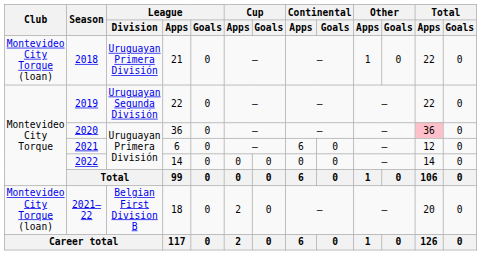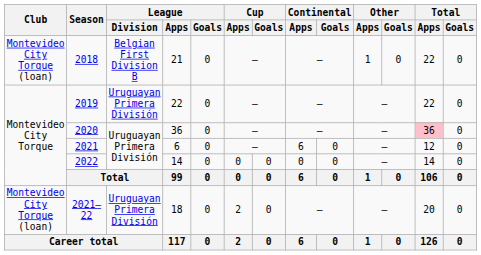(135, 60) Uruguayan Primera División -> (135, 60) Belgian First Division B
(135, 104) Uruguayan Segunda División -> (135, 104) Uruguayan Primera División
(135, 210) Belgian First Division B -> (135, 210) Uruguayan Primera División
